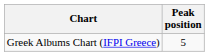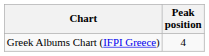(183, 42) 5 -> (183, 42) 4
